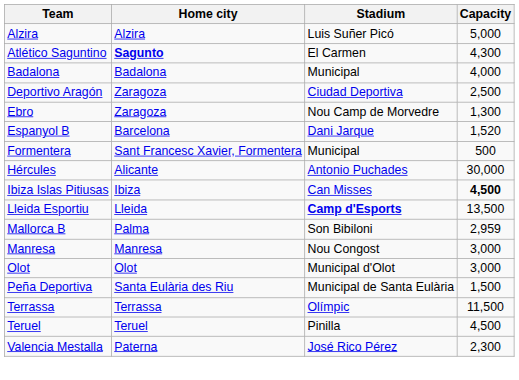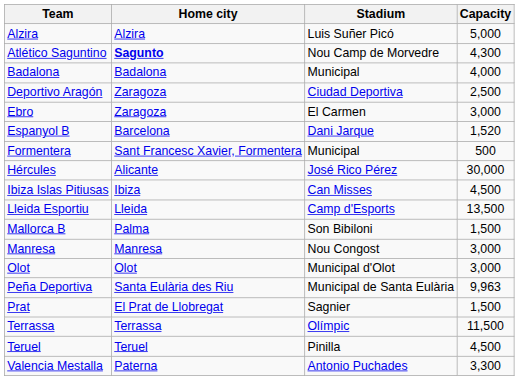(337, 53) El Carmen -> (373, 53) Nou Camp de Morvedre
(373, 111) Nou Camp de Morvedre -> (337, 111) El Carmen
(485, 111) 1,300 -> (485, 111) 3,000
(358, 170) Antonio Puchades -> (352, 170) José Rico Pérez
(485, 190) bold -> (485, 190) normal
(355, 209) bold -> (351, 209) normal
(485, 229) 2,959 -> (485, 229) 1,500
(485, 287) 1,500 -> (485, 287) 9,963
+ row: (19, 307)
(352, 346) José Rico Pérez -> (358, 365) Antonio Puchades
(485, 346) 2,300 -> (485, 365) 3,300
